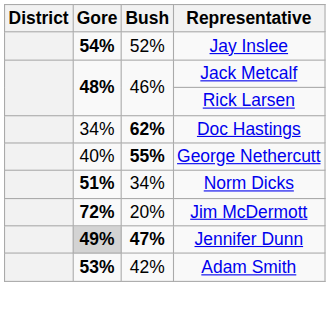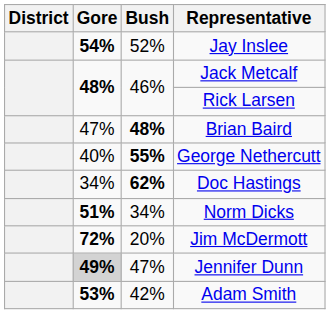+ row: (249, 128)
rows swapped: (249, 128) <-> (249, 156)
(147, 239) bold -> (147, 267) normal
